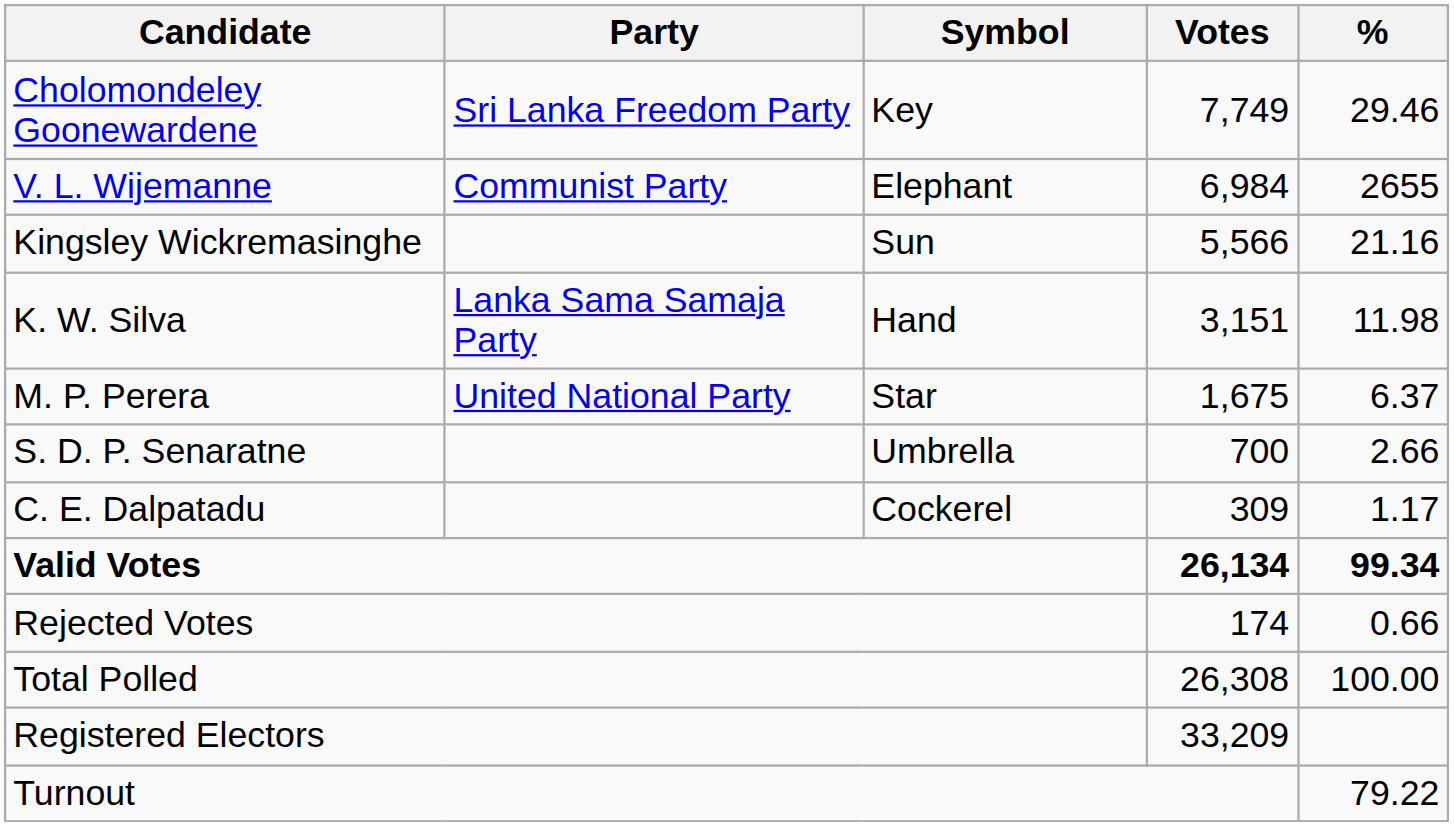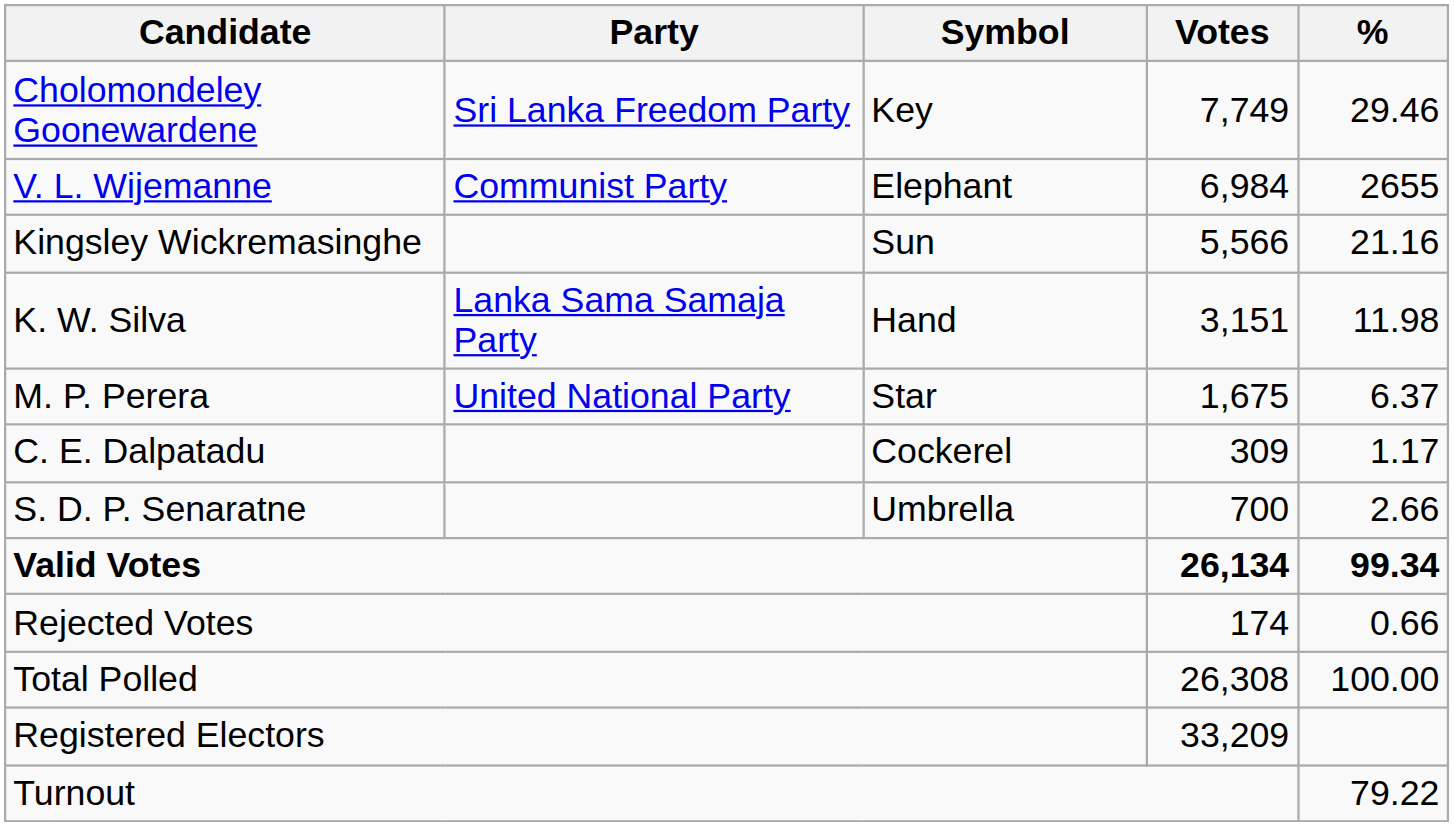rows swapped: (160, 452) <-> (139, 509)
